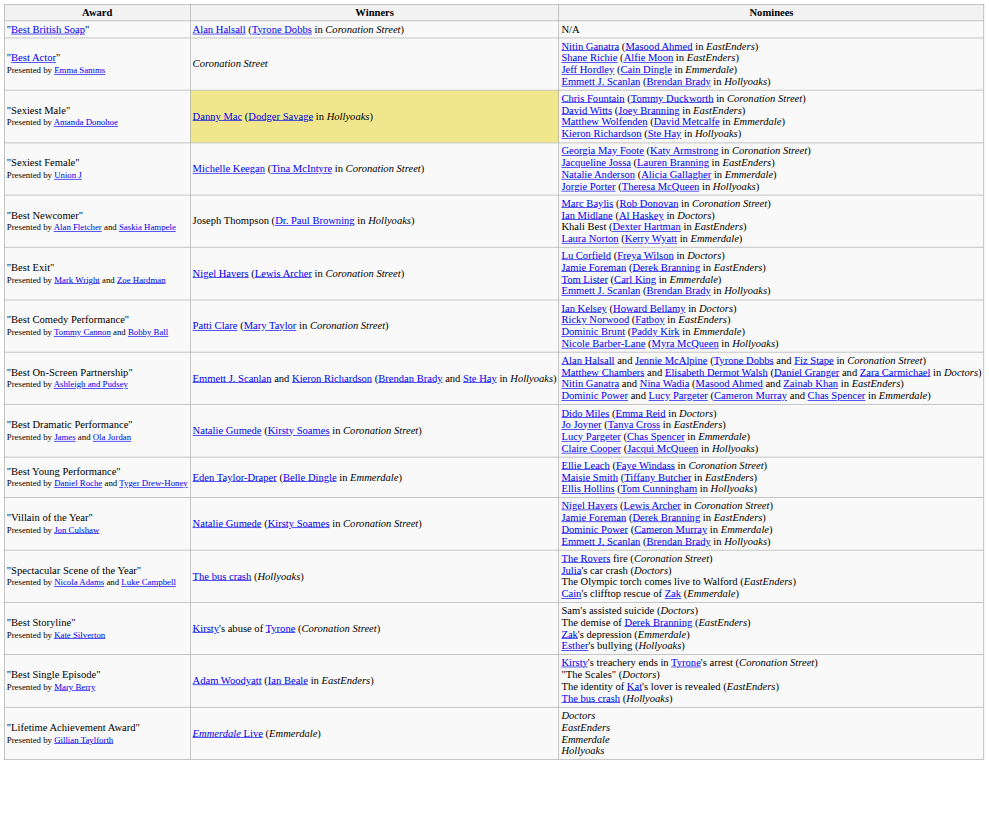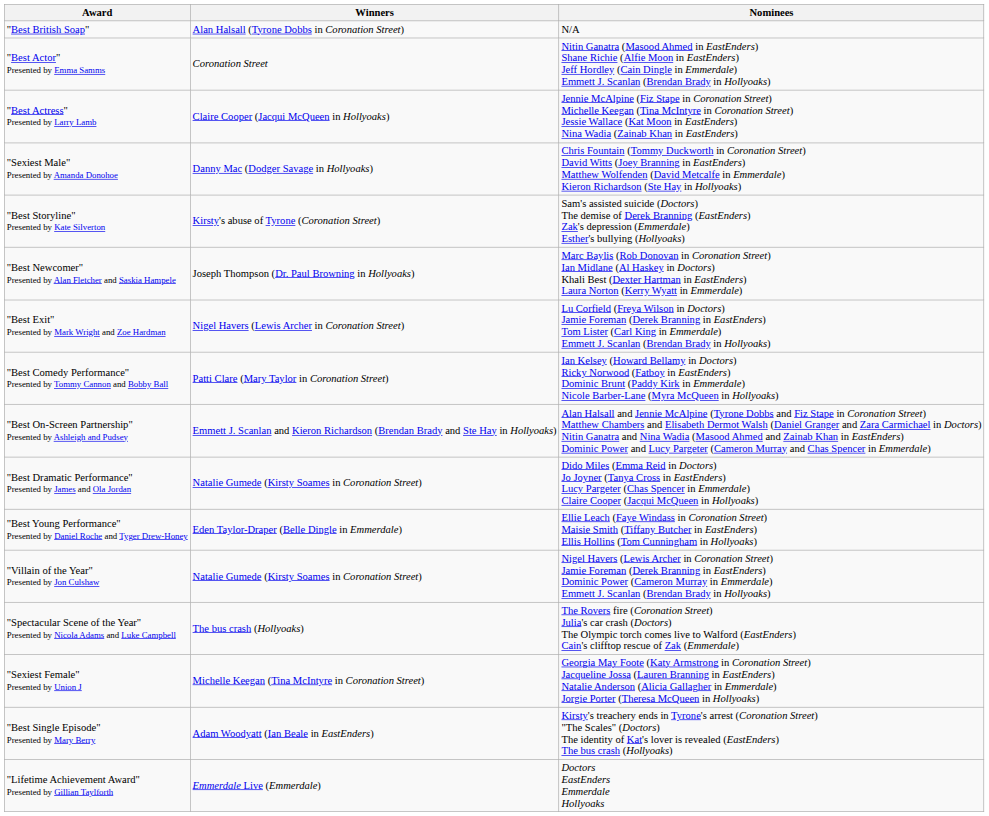+ row: (52, 116)
(283, 116) khaki background -> (283, 168) no background
rows swapped: (44, 168) <-> (56, 628)
